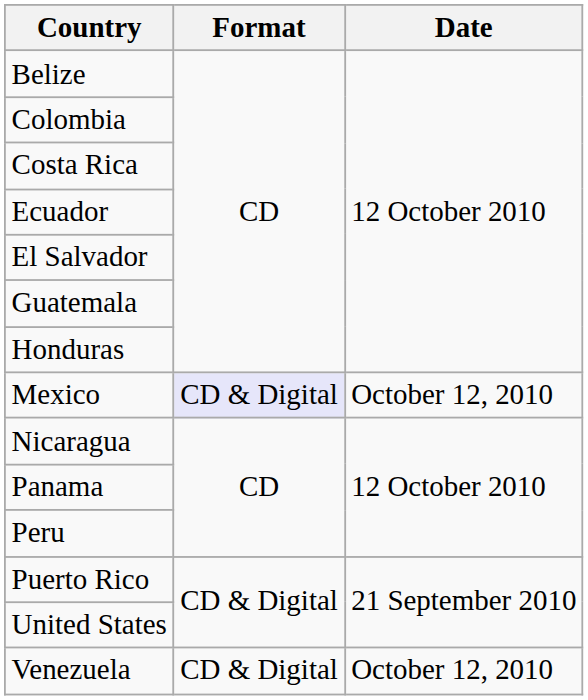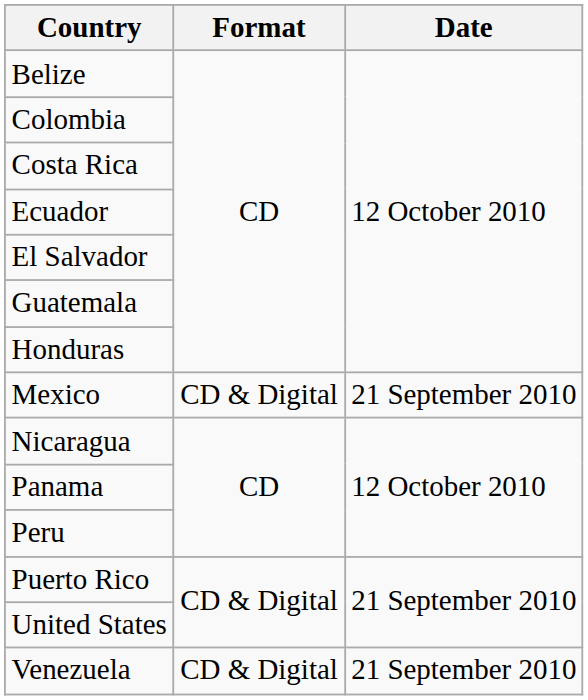(259, 394) lavender background -> (259, 394) no background
(452, 394) October 12, 2010 -> (464, 394) 21 September 2010
(452, 670) October 12, 2010 -> (464, 670) 21 September 2010
